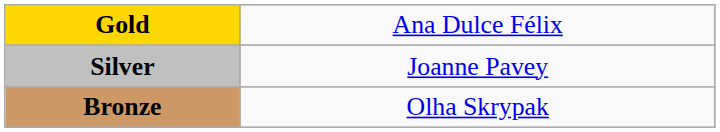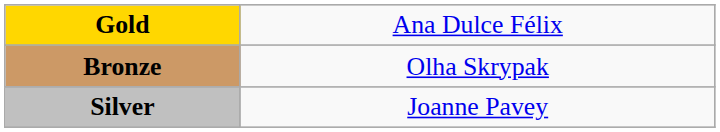rows swapped: (122, 65) <-> (122, 106)
